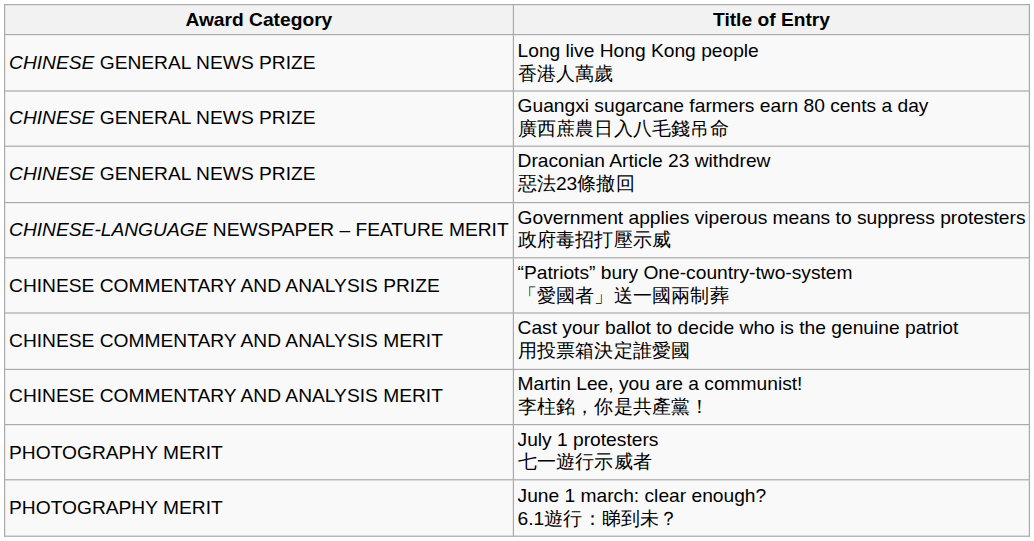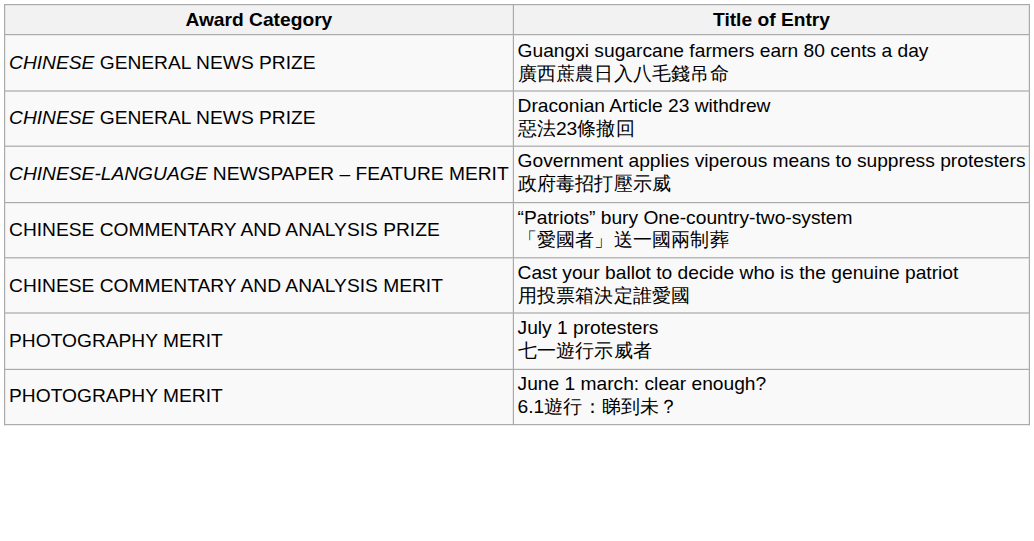- row: (638, 61)
- row: (660, 395)
